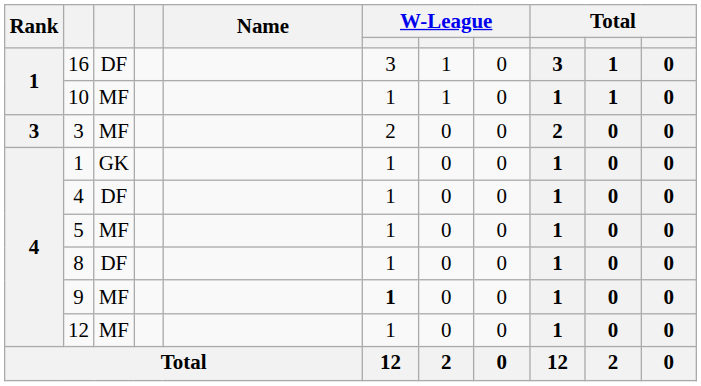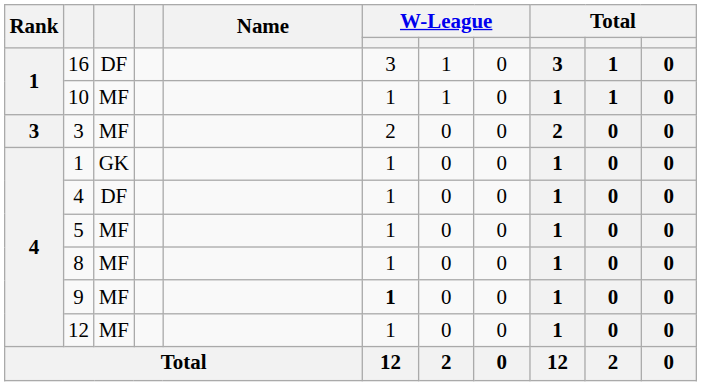(114, 263) DF -> (114, 263) MF
